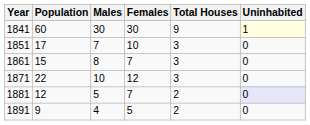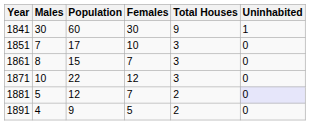columns swapped: (62, 12) <-> (108, 12)
(246, 29) lightyellow background -> (246, 29) no background
